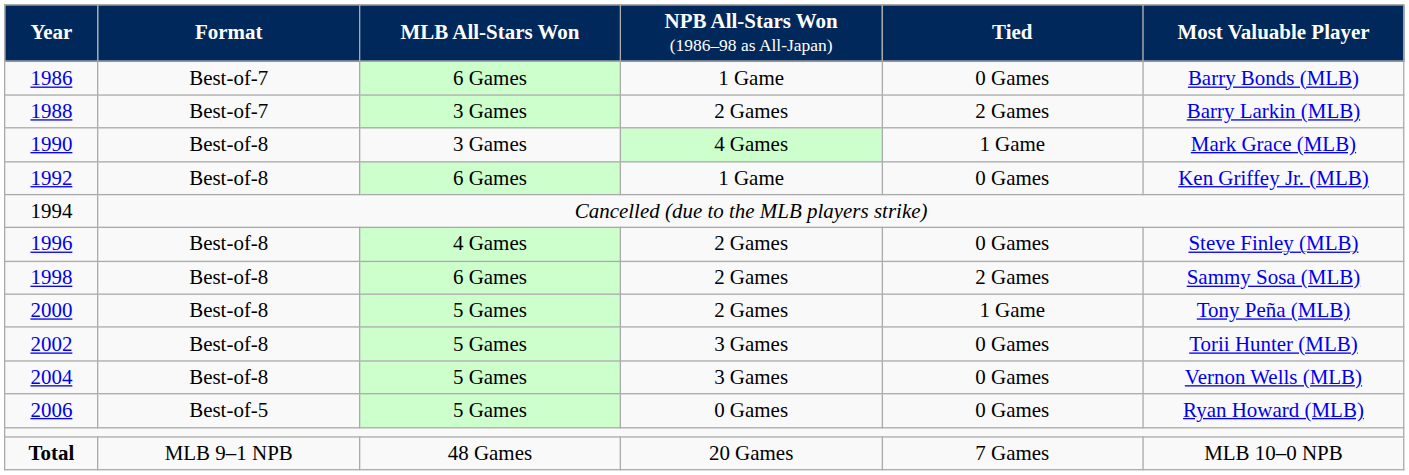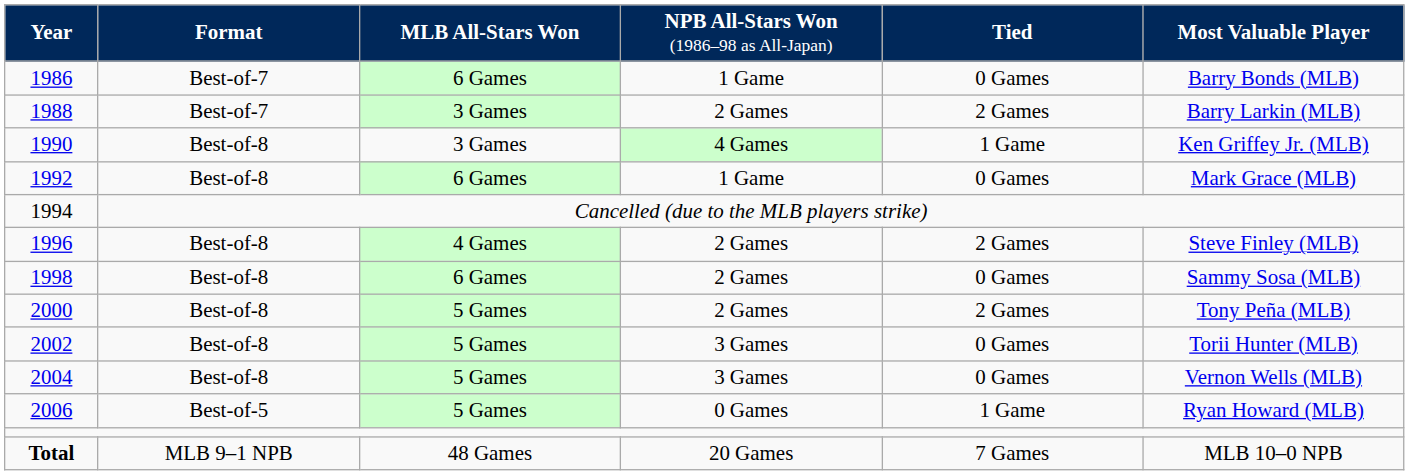(1273, 144) Mark Grace (MLB) -> (1273, 144) Ken Griffey Jr. (MLB)
(1273, 177) Ken Griffey Jr. (MLB) -> (1273, 177) Mark Grace (MLB)
(1012, 244) 0 Games -> (1012, 244) 2 Games
(1012, 277) 2 Games -> (1012, 277) 0 Games
(1012, 310) 1 Game -> (1012, 310) 2 Games
(1012, 410) 0 Games -> (1012, 410) 1 Game
